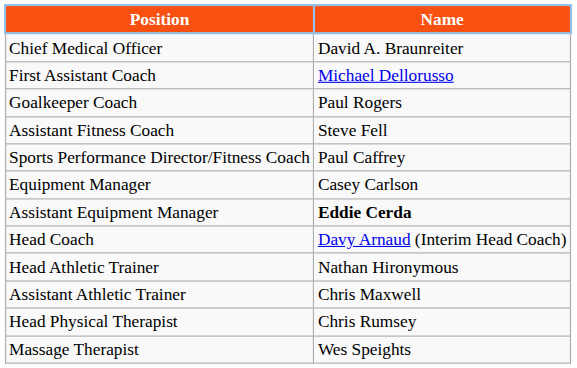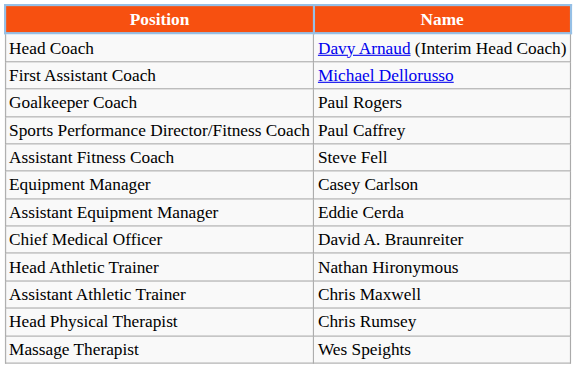rows swapped: (52, 239) <-> (86, 47)
rows swapped: (160, 157) <-> (92, 129)
(365, 212) bold -> (361, 212) normal
